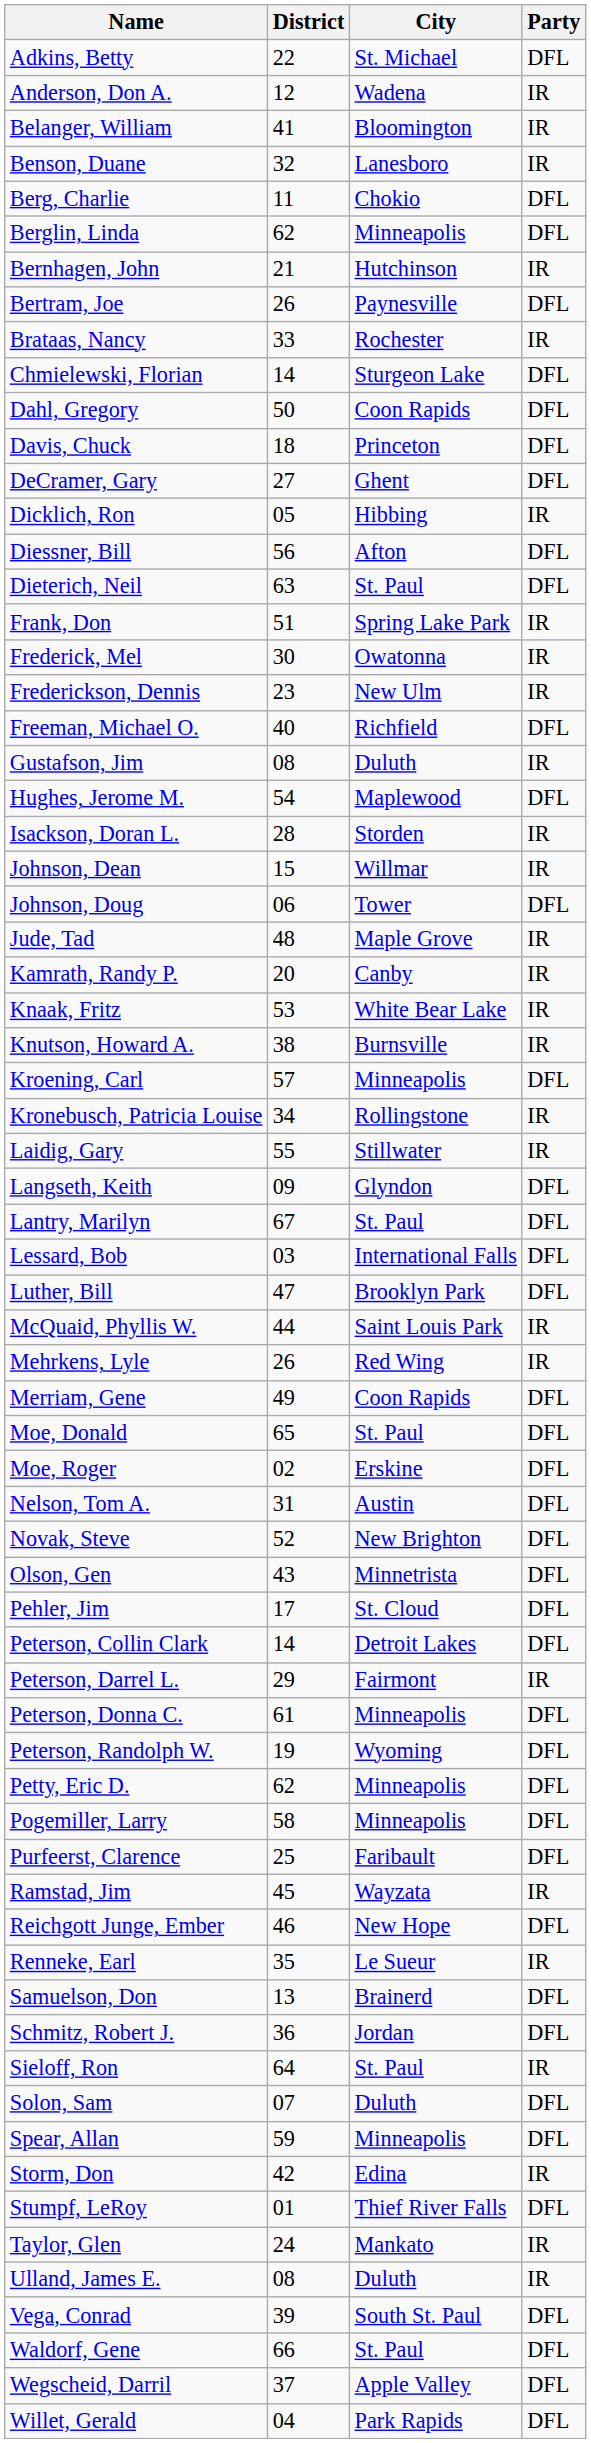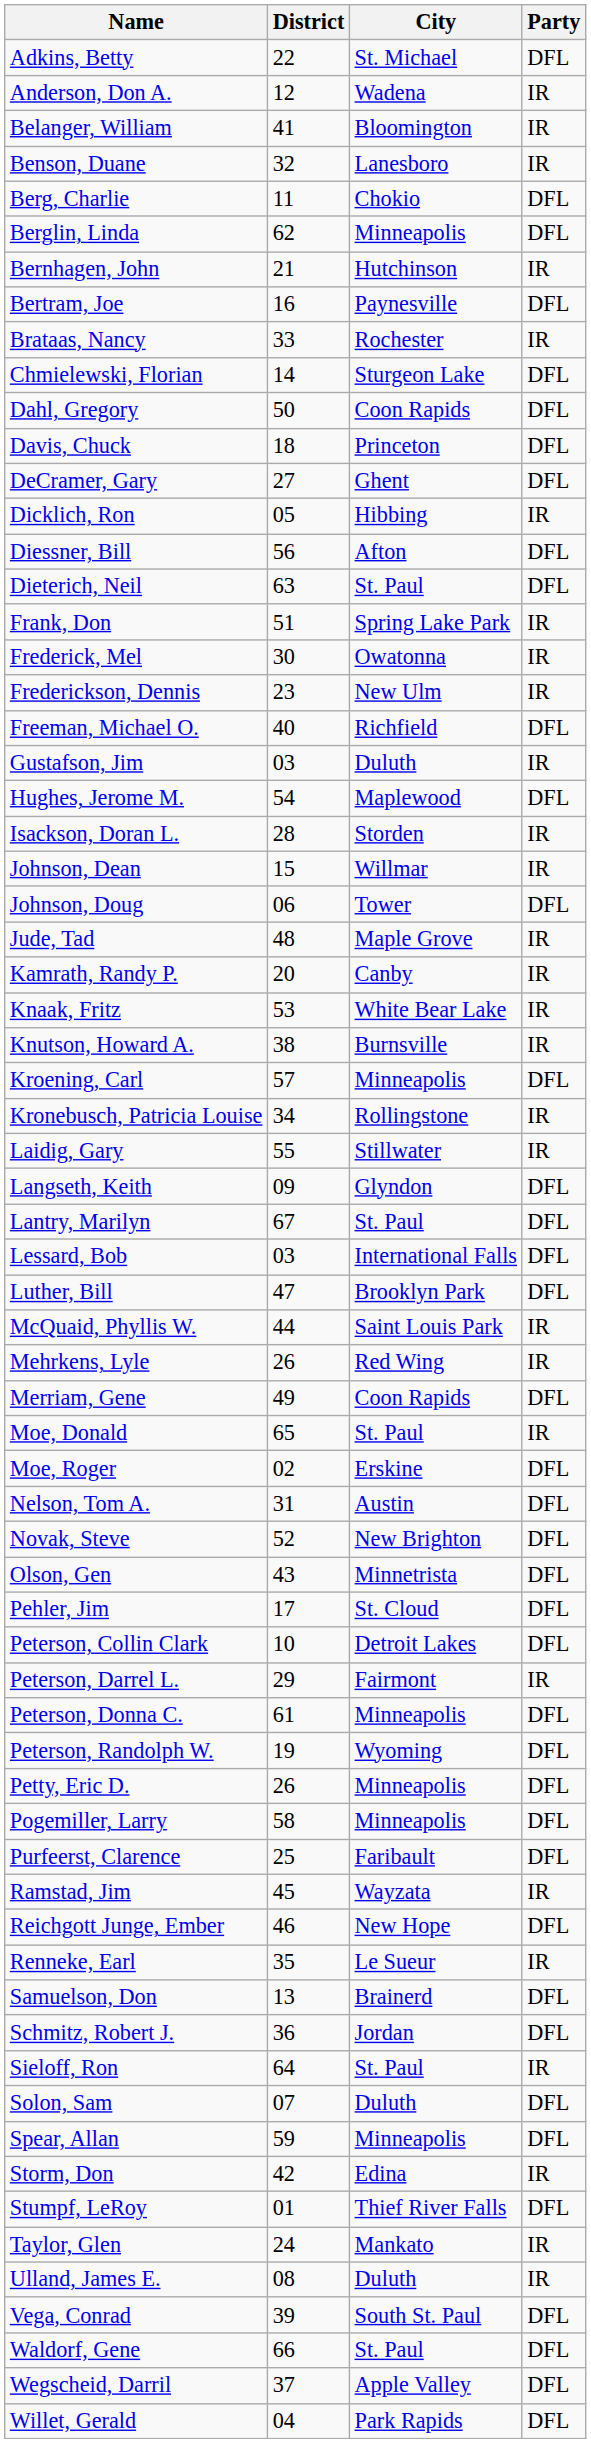(284, 304) 26 -> (284, 304) 16
(284, 762) 08 -> (284, 762) 03
(548, 1432) DFL -> (538, 1432) IR
(284, 1644) 14 -> (284, 1644) 10
(284, 1785) 62 -> (284, 1785) 26
